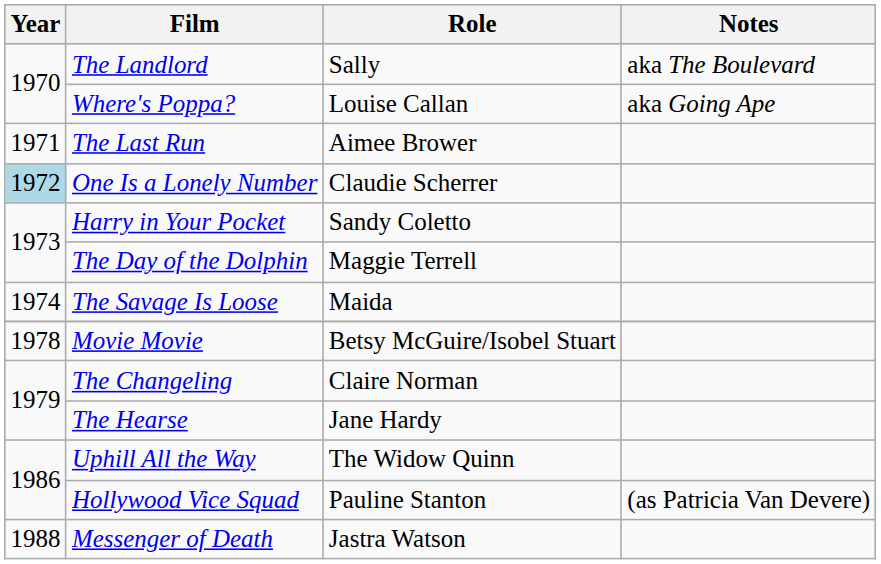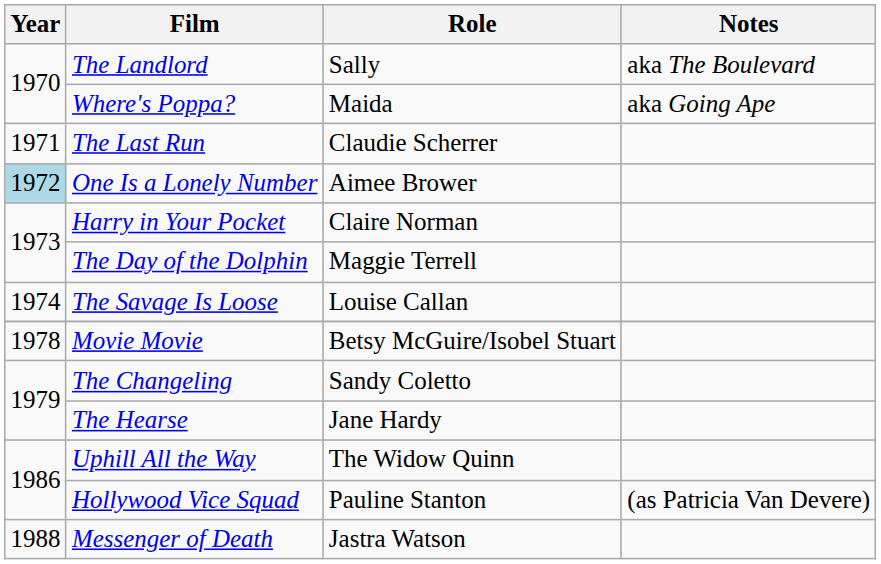(399, 103) Louise Callan -> (361, 103) Maida
(403, 143) Aimee Brower -> (413, 143) Claudie Scherrer
(413, 182) Claudie Scherrer -> (403, 182) Aimee Brower
(400, 222) Sandy Coletto -> (403, 222) Claire Norman
(361, 301) Maida -> (399, 301) Louise Callan
(403, 380) Claire Norman -> (400, 380) Sandy Coletto
